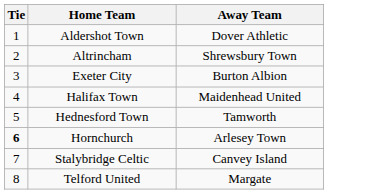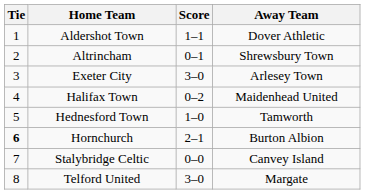+ column: (194, 14)
(250, 76) Burton Albion -> (286, 76) Arlesey Town
(250, 138) Arlesey Town -> (286, 138) Burton Albion
